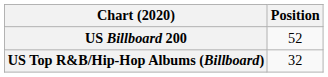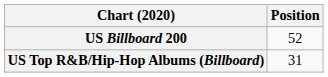(295, 60) 32 -> (295, 60) 31
